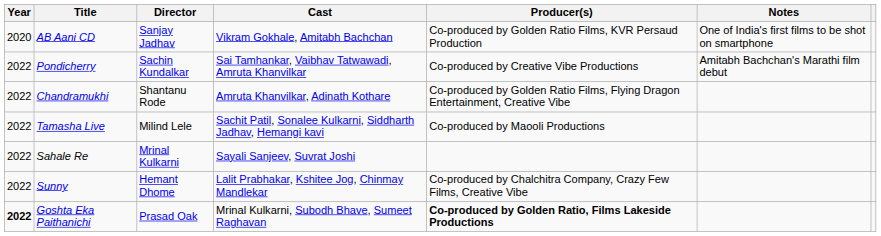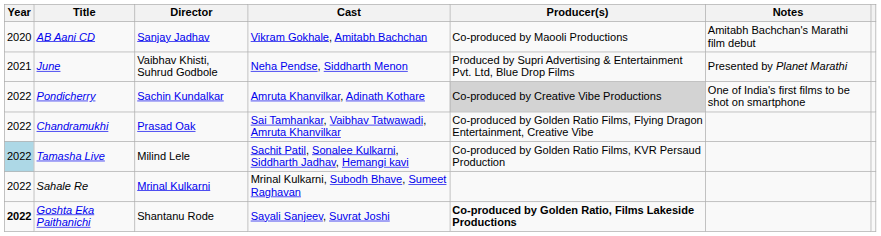(553, 36) Co-produced by Golden Ratio Films, KVR Persaud Production -> (540, 36) Co-produced by Maooli Productions
(782, 36) One of India's first films to be shot on smartphone -> (778, 36) Amitabh Bachchan's Marathi film debut
+ row: (49, 66)
(304, 66) Sai Tamhankar, Vaibhav Tatwawadi, Amruta Khanvilkar -> (338, 96) Amruta Khanvilkar, Adinath Kothare
(534, 66) no background -> (557, 96) lightgrey background
(780, 66) Amitabh Bachchan's Marathi film debut -> (779, 96) One of India's first films to be shot on smartphone
(163, 96) Shantanu Rode -> (166, 126) Prasad Oak
(303, 96) Amruta Khanvilkar, Adinath Kothare -> (338, 126) Sai Tamhankar, Vaibhav Tatwawadi, Amruta Khanvilkar
(19, 126) no background -> (19, 156) lightblue background
(517, 126) Co-produced by Maooli Productions -> (577, 156) Co-produced by Golden Ratio Films, KVR Persaud Production
(286, 156) Sayali Sanjeev, Suvrat Joshi -> (349, 186) Mrinal Kulkarni, Subodh Bhave, Sumeet Raghavan
- row: (52, 186)
(168, 216) Prasad Oak -> (176, 216) Shantanu Rode
(314, 216) Mrinal Kulkarni, Subodh Bhave, Sumeet Raghavan -> (320, 216) Sayali Sanjeev, Suvrat Joshi
